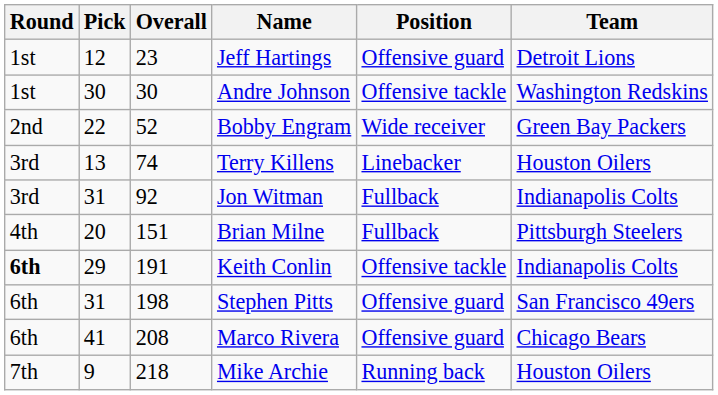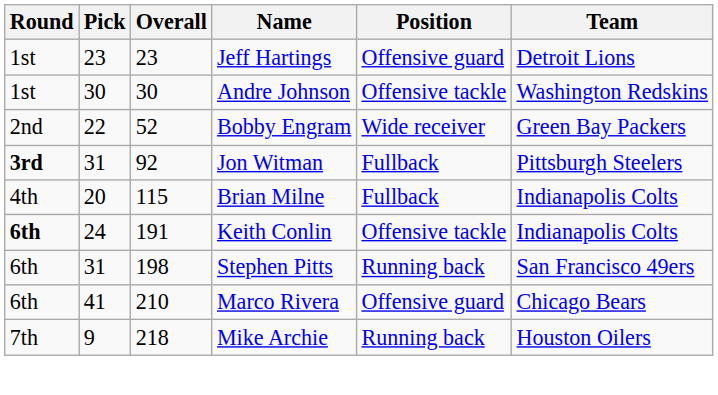(95, 57) 12 -> (95, 57) 23
- row: (275, 162)
(24, 197) normal -> (26, 162) bold
(597, 197) Indianapolis Colts -> (599, 162) Pittsburgh Steelers
(152, 232) 151 -> (152, 197) 115
(599, 232) Pittsburgh Steelers -> (597, 197) Indianapolis Colts
(95, 267) 29 -> (95, 232) 24
(433, 302) Offensive guard -> (423, 267) Running back
(152, 337) 208 -> (152, 302) 210
